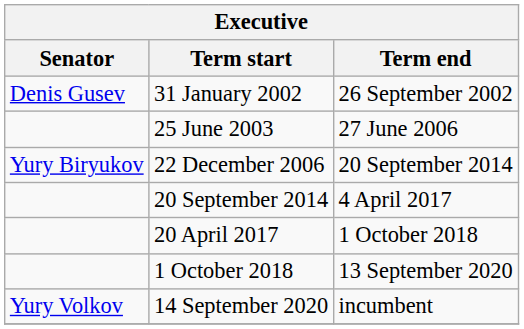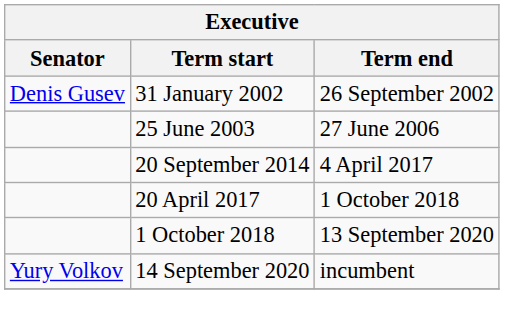- row: (239, 164)
